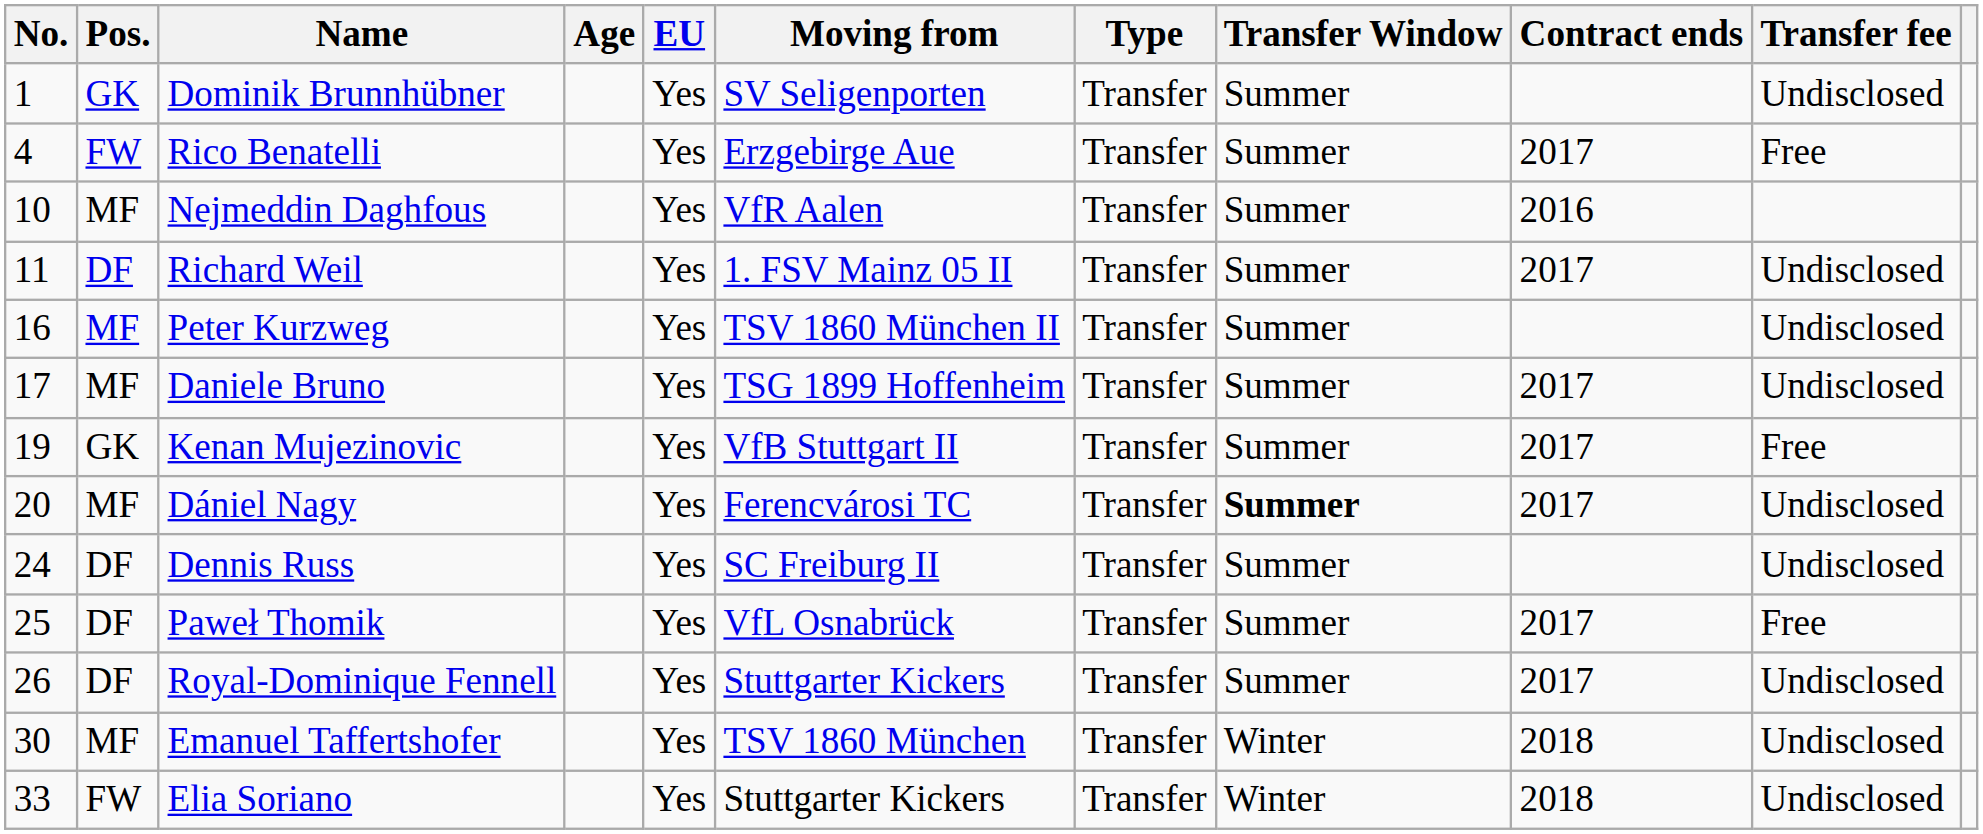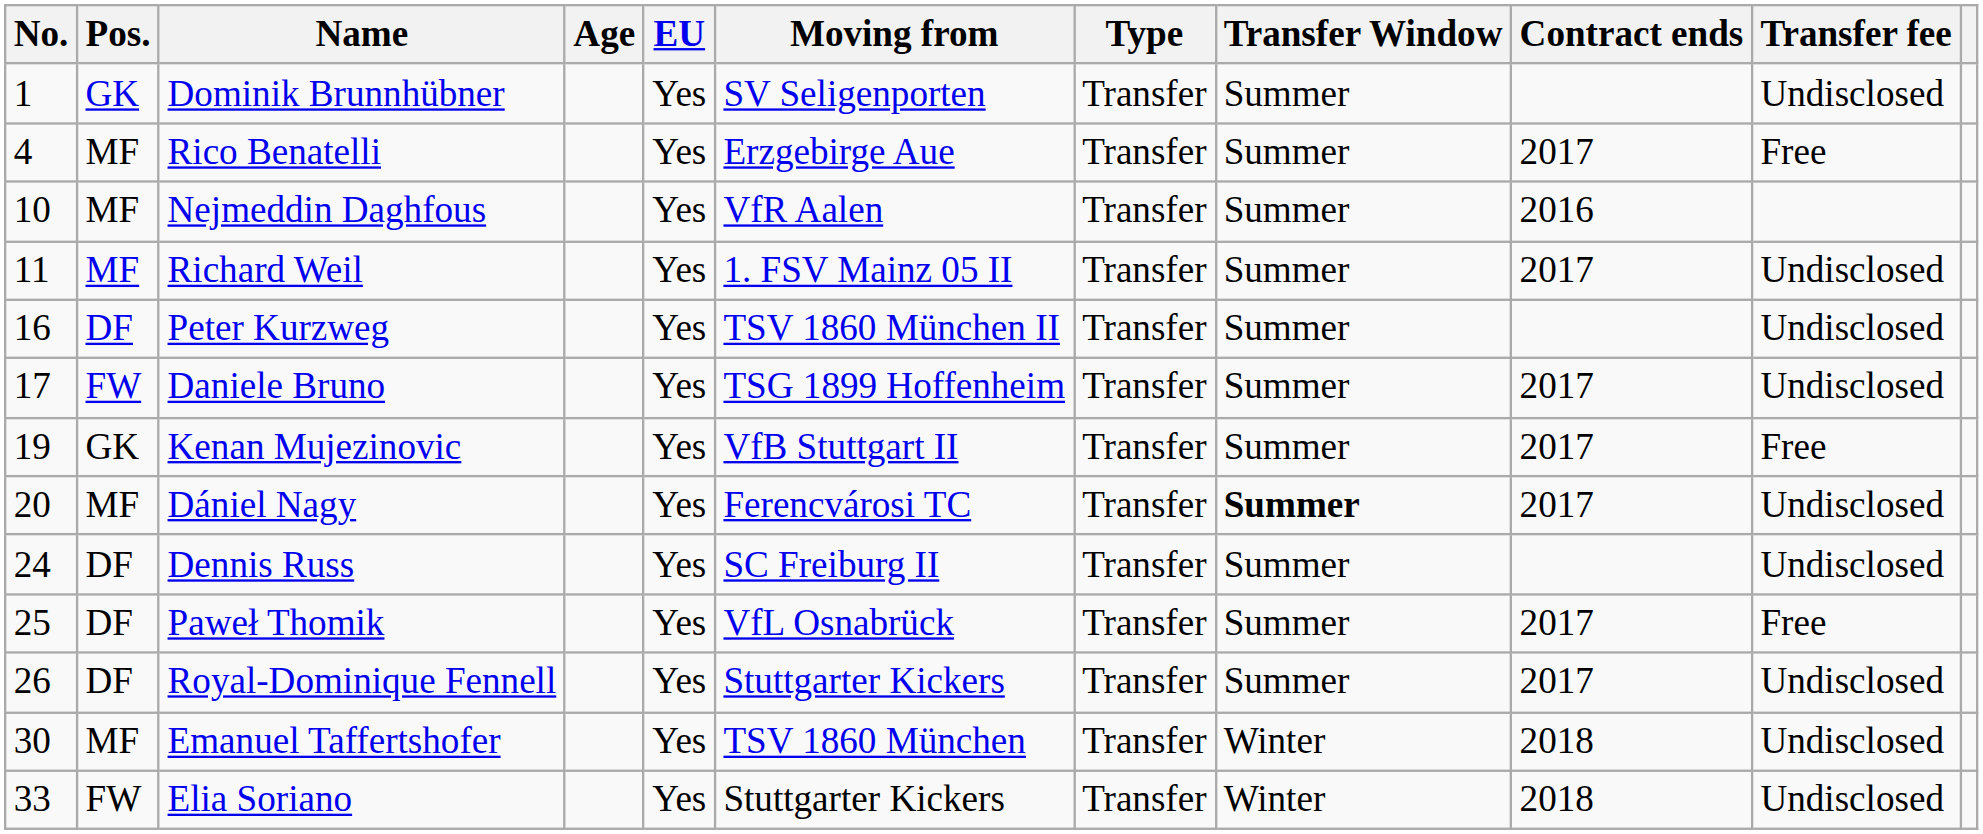(113, 151) FW -> (112, 151) MF
(109, 269) DF -> (112, 269) MF
(112, 328) MF -> (109, 328) DF
(112, 387) MF -> (113, 387) FW
